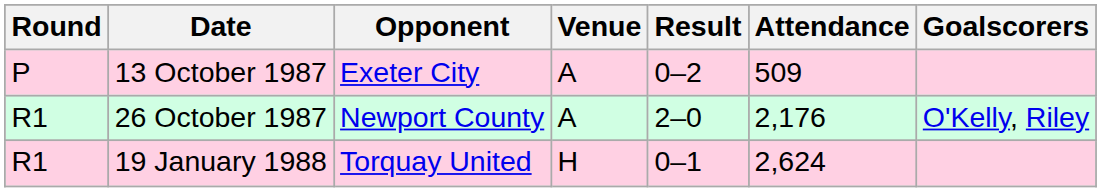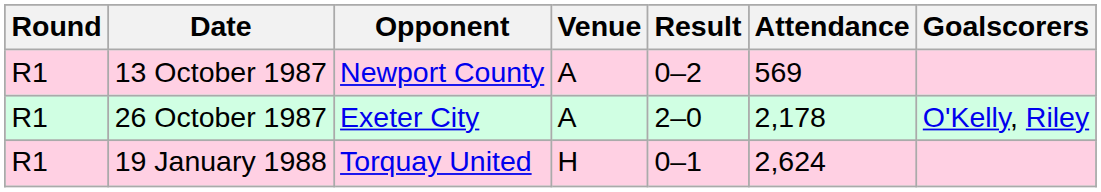(21, 72) P -> (30, 72) R1
(410, 72) Exeter City -> (442, 72) Newport County
(778, 72) 509 -> (778, 72) 569
(442, 117) Newport County -> (410, 117) Exeter City
(790, 117) 2,176 -> (790, 117) 2,178
